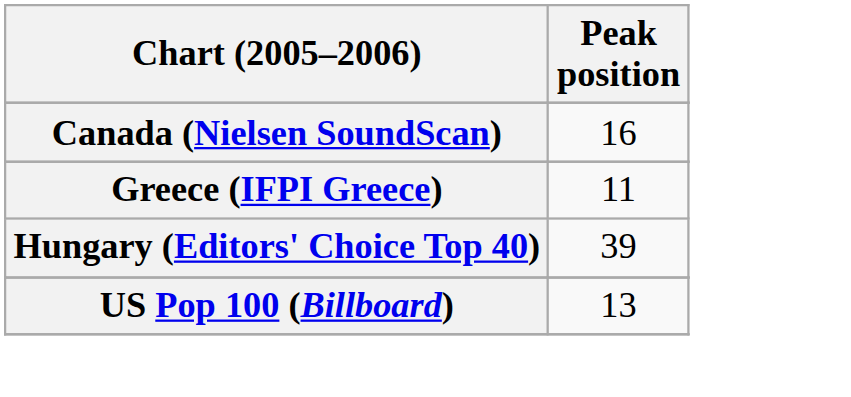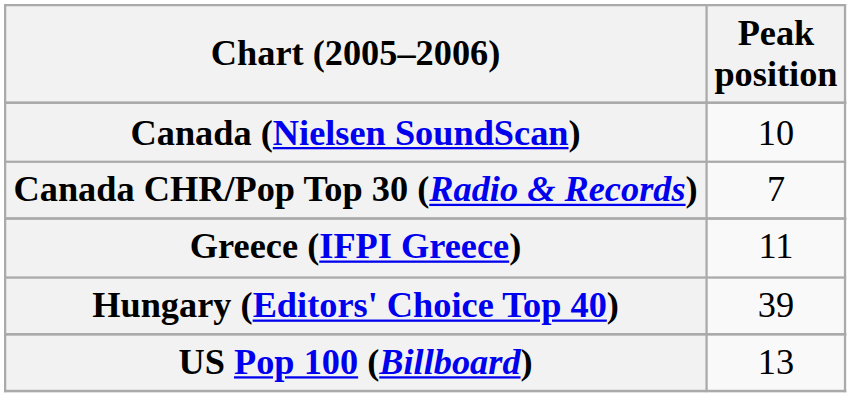(619, 131) 16 -> (776, 131) 10
+ row: (356, 189)
